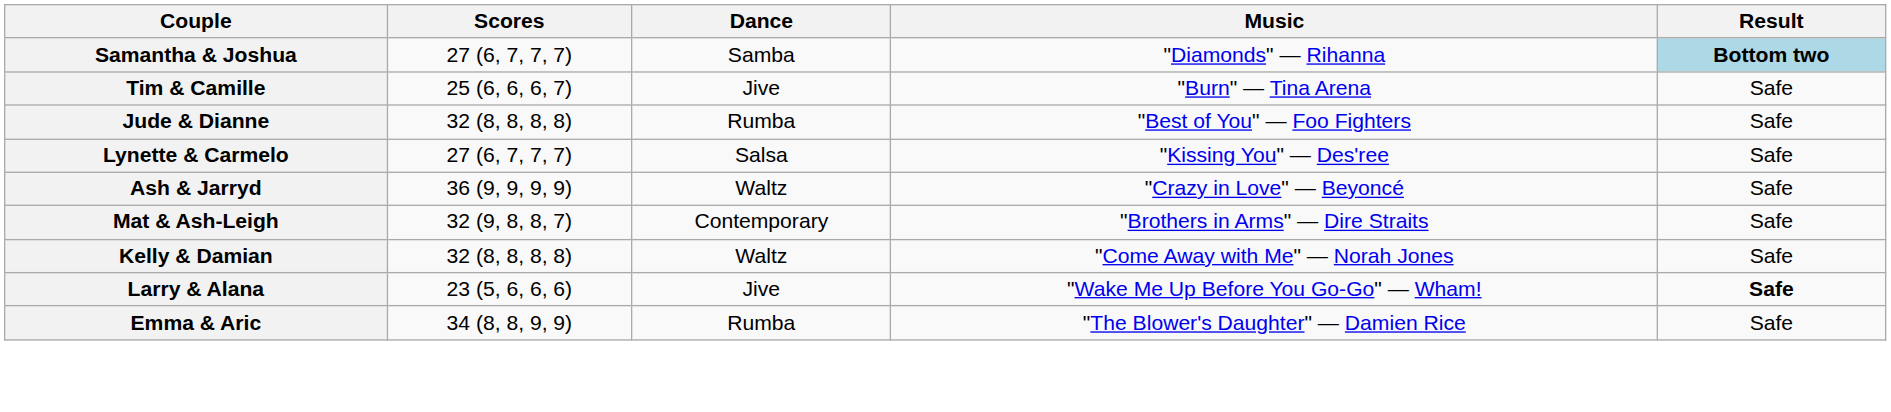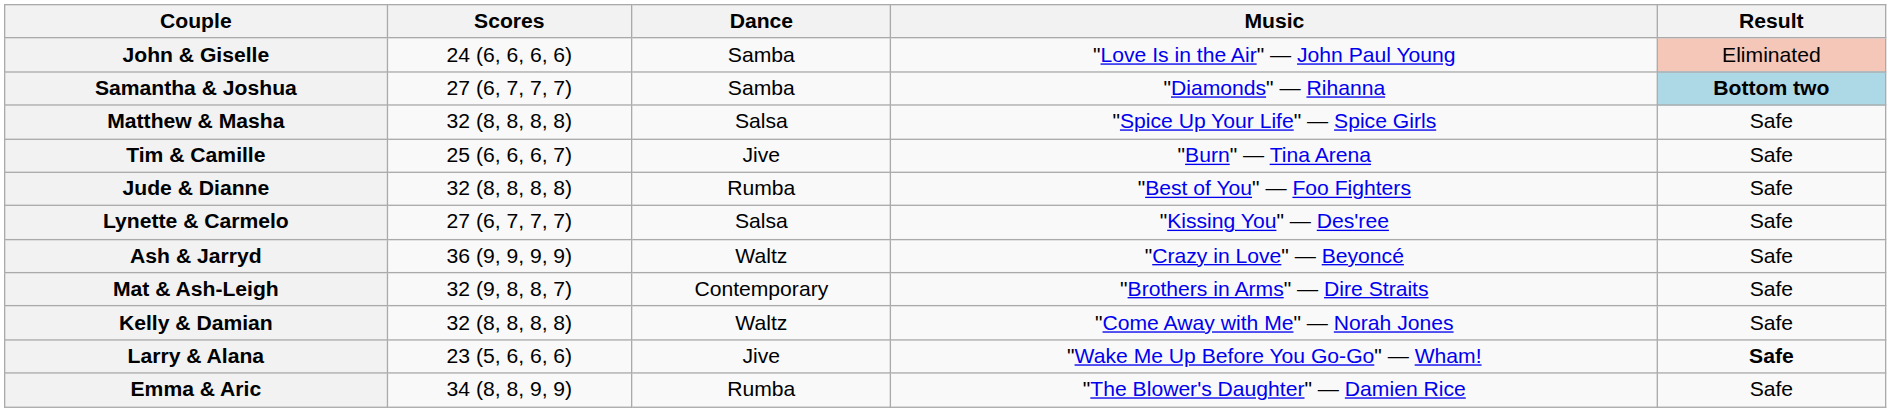+ row: (196, 54)
+ row: (196, 121)
